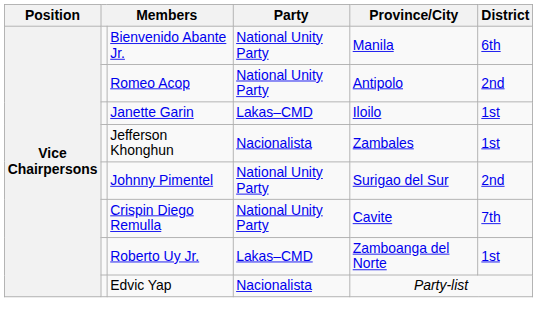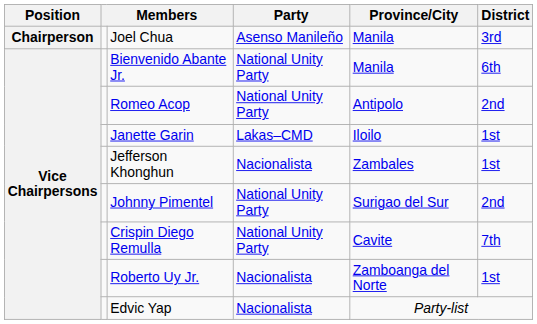+ row: (142, 37)
(274, 256) Lakas–CMD -> (274, 278) Nacionalista
